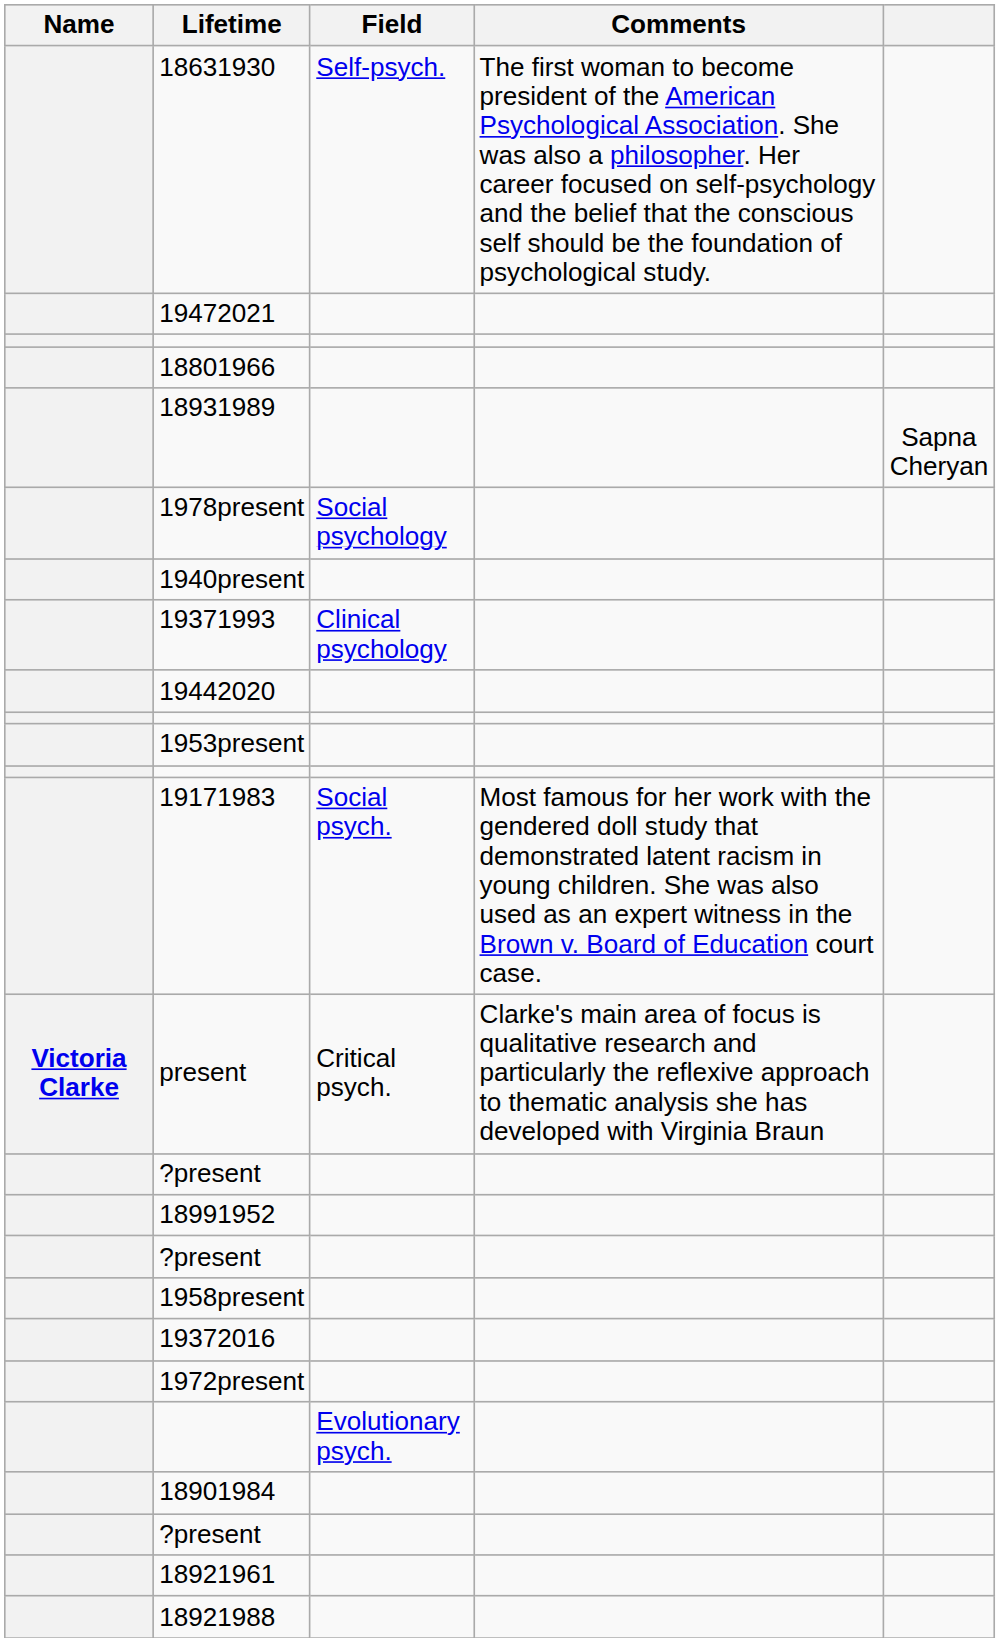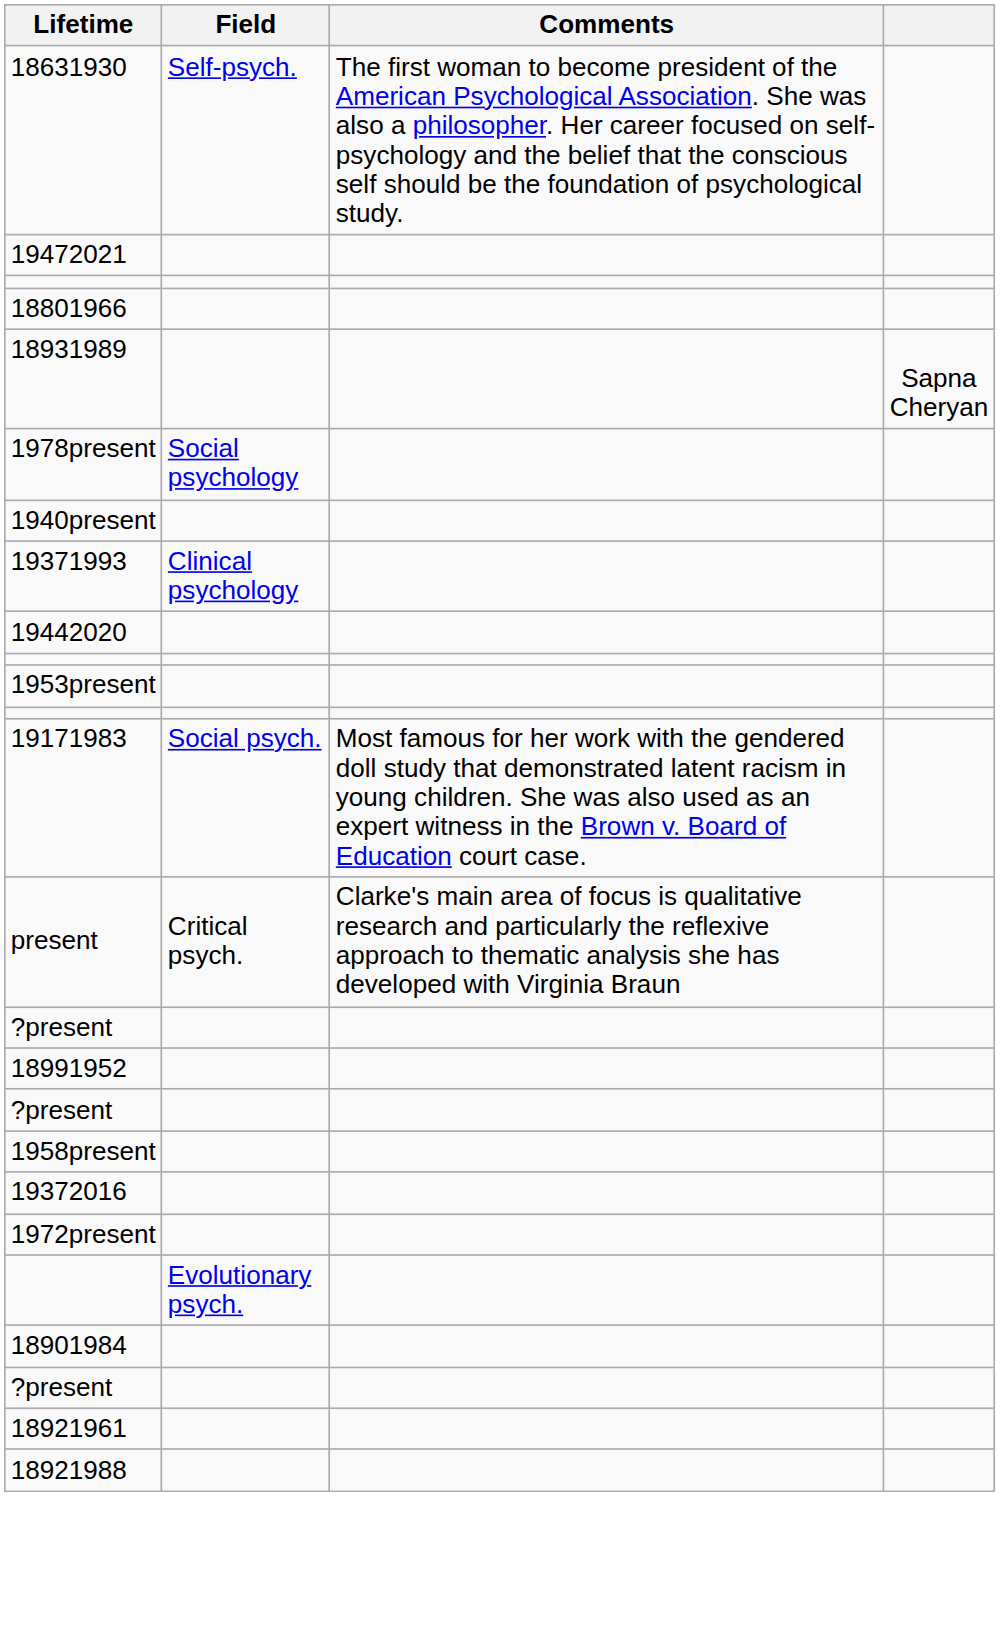- column: (79, 25)
